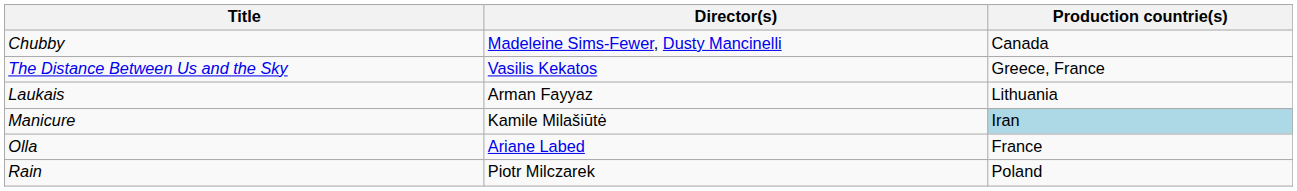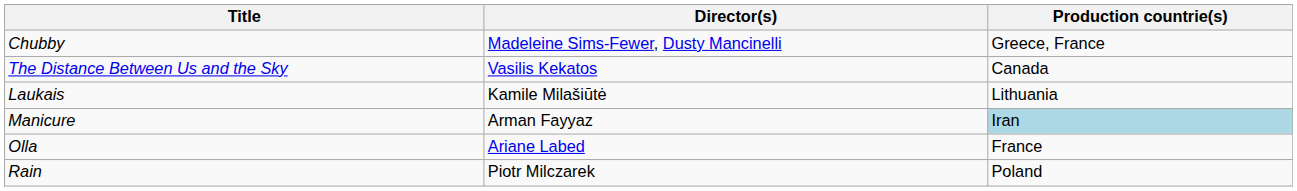(1020, 43) Canada -> (1048, 43) Greece, France
(1048, 69) Greece, France -> (1020, 69) Canada
(540, 95) Arman Fayyaz -> (547, 95) Kamile Milašiūtė
(547, 120) Kamile Milašiūtė -> (540, 120) Arman Fayyaz
